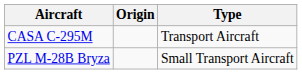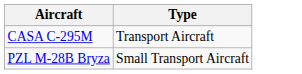- column: (135, 15)
